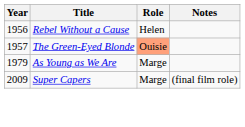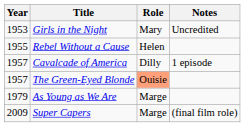+ row: (70, 29)
(17, 29) 1956 -> (17, 46) 1955
+ row: (80, 63)
